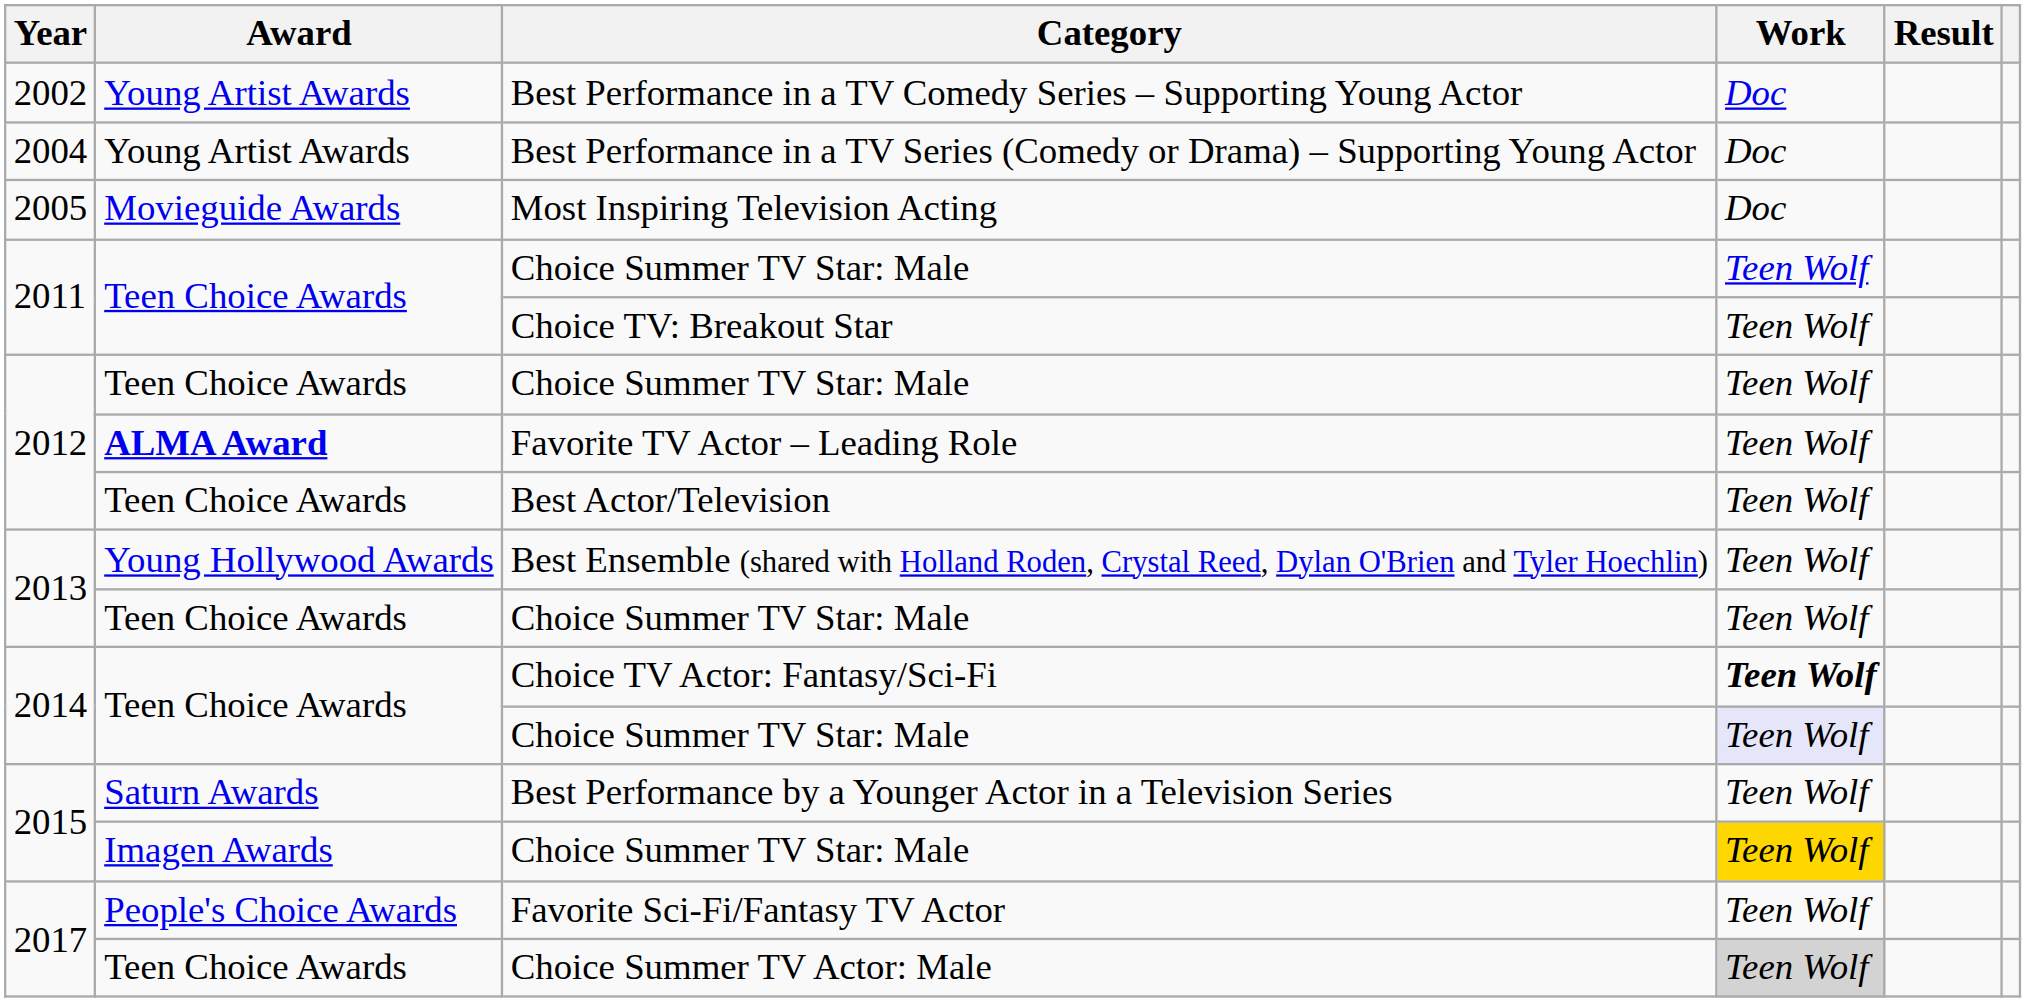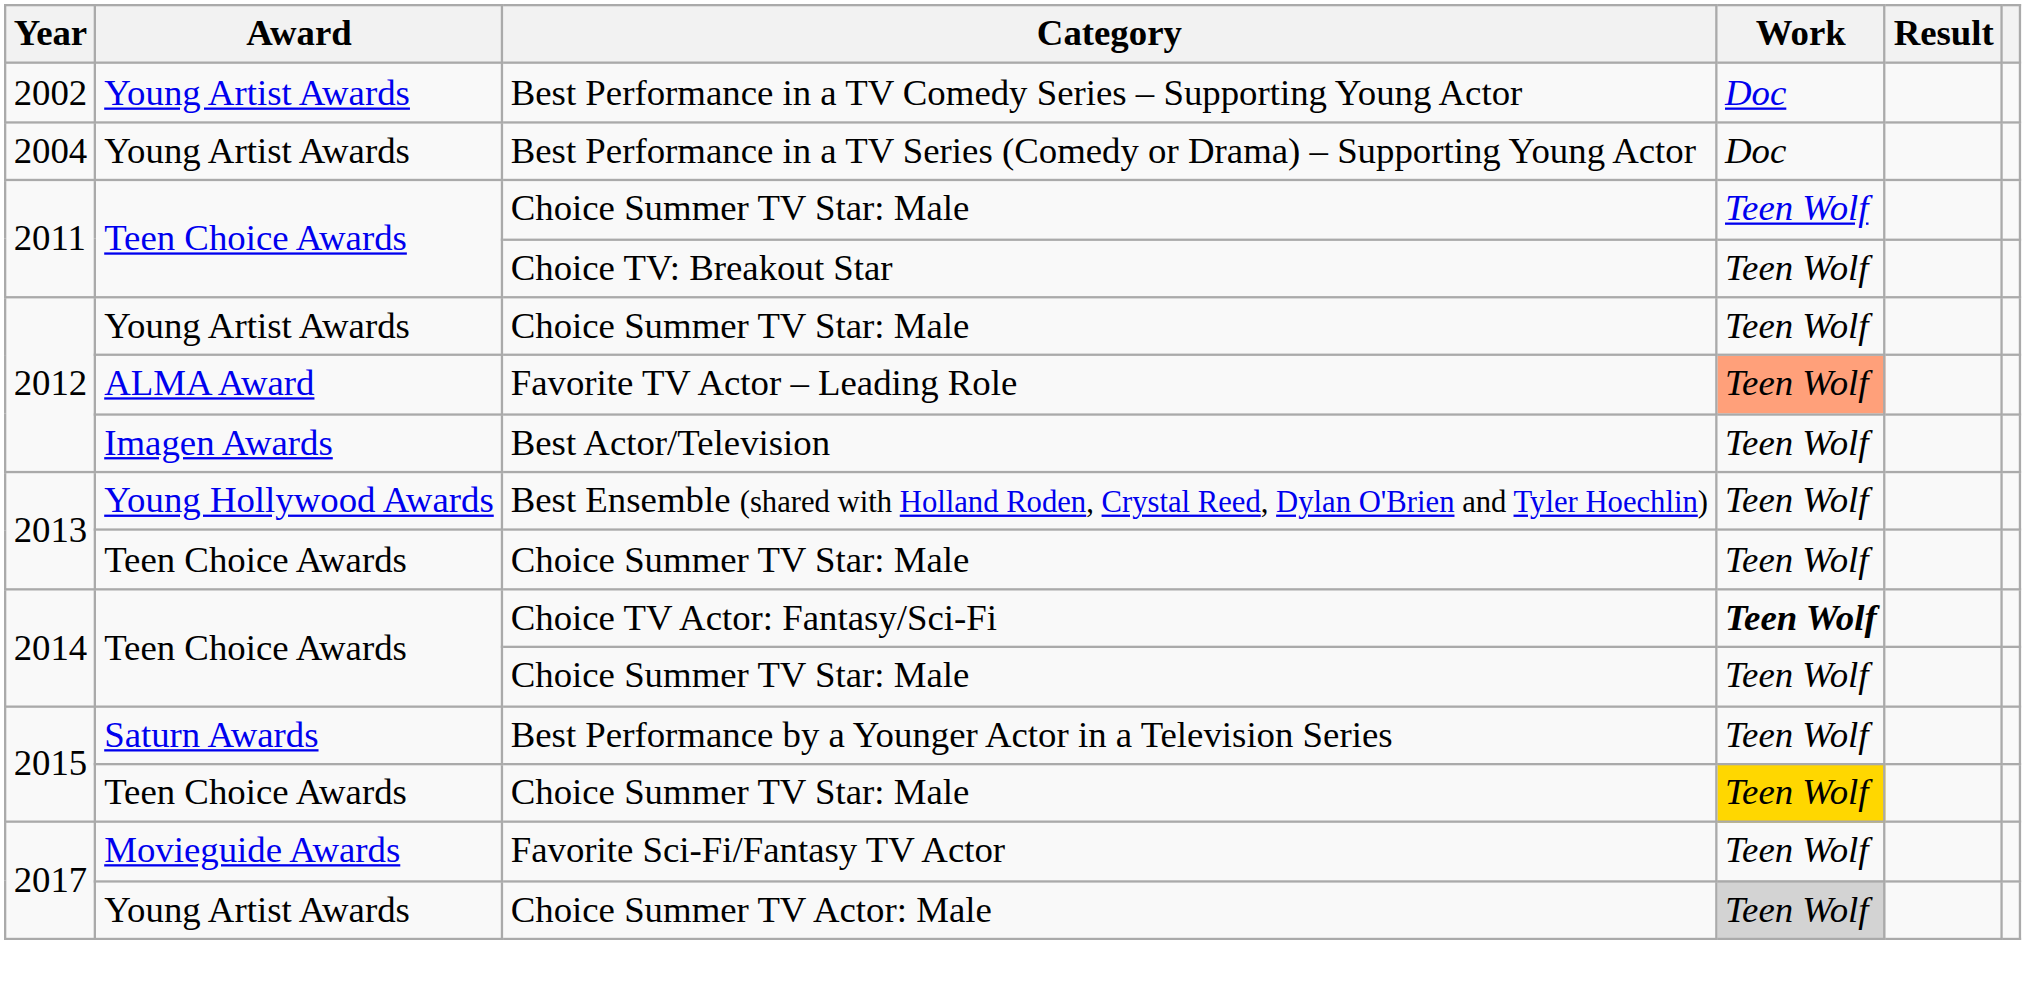- row: (50, 208)
(256, 383) Teen Choice Awards -> (257, 325) Young Artist Awards
(216, 442) bold -> (209, 383) normal
(1797, 442) no background -> (1797, 383) lightsalmon background
(256, 500) Teen Choice Awards -> (218, 442) Imagen Awards
(1797, 734) lavender background -> (1797, 675) no background
(218, 850) Imagen Awards -> (256, 792) Teen Choice Awards
(281, 909) People's Choice Awards -> (252, 850) Movieguide Awards
(256, 967) Teen Choice Awards -> (257, 909) Young Artist Awards
